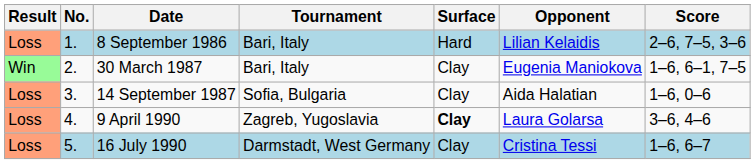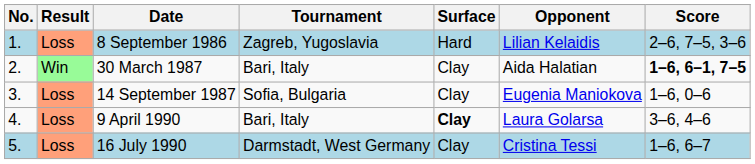columns swapped: (32, 16) <-> (77, 16)
(276, 42) Bari, Italy -> (311, 42) Zagreb, Yugoslavia
(572, 68) Eugenia Maniokova -> (550, 68) Aida Halatian
(698, 68) normal -> (698, 68) bold
(550, 93) Aida Halatian -> (572, 93) Eugenia Maniokova
(311, 119) Zagreb, Yugoslavia -> (276, 119) Bari, Italy
